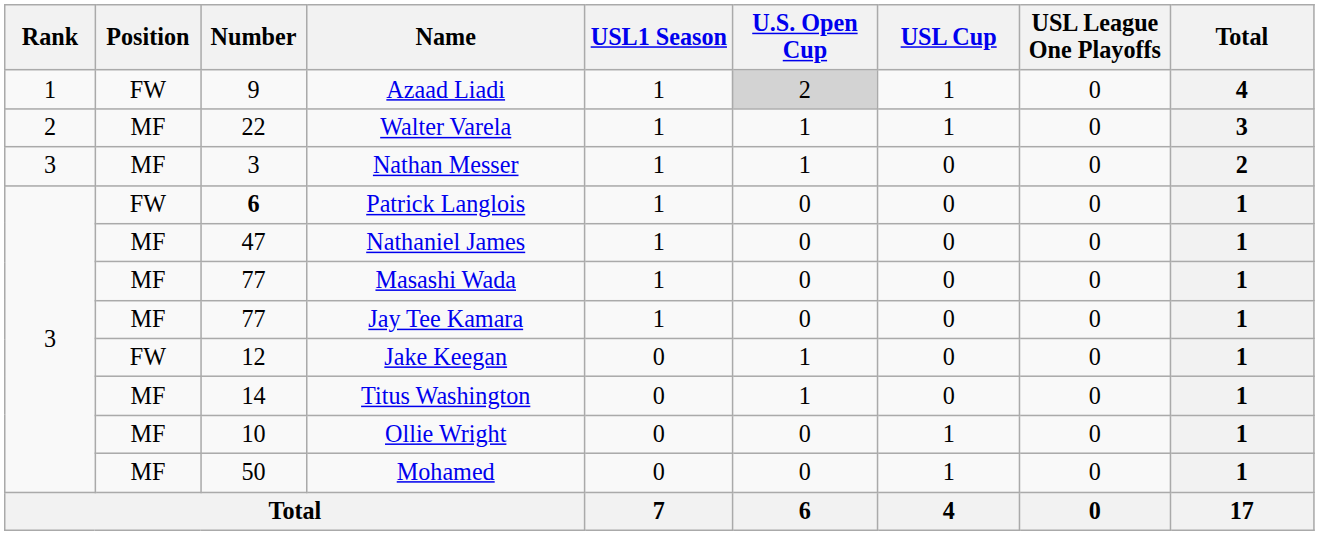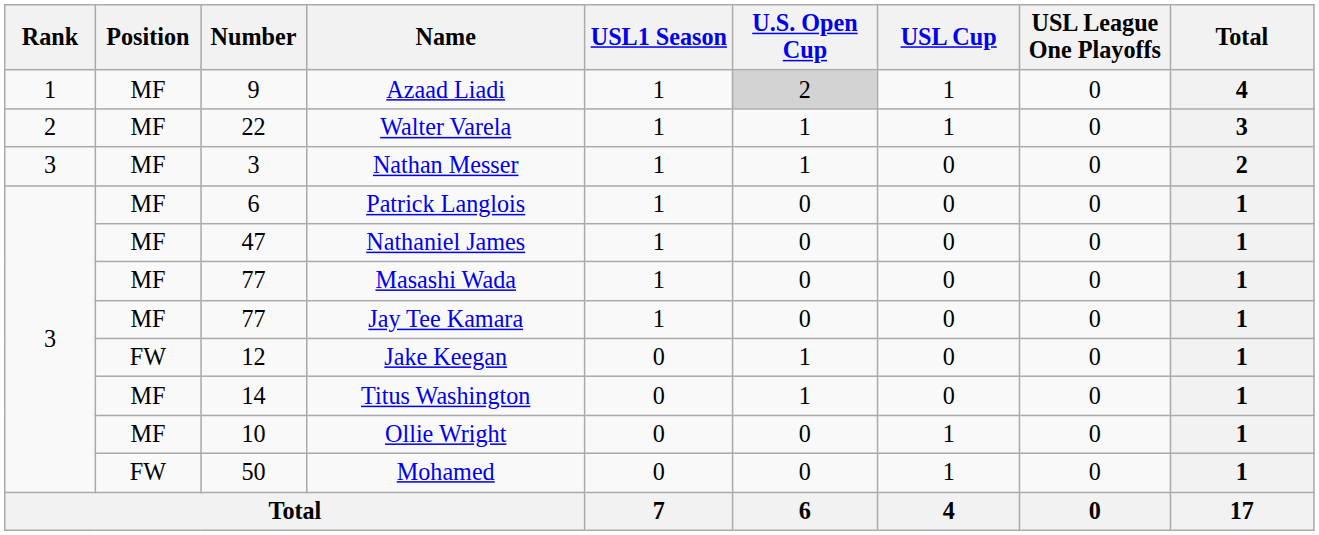(148, 89) FW -> (148, 89) MF
(148, 204) FW -> (148, 204) MF
(253, 204) bold -> (253, 204) normal
(148, 472) MF -> (148, 472) FW
